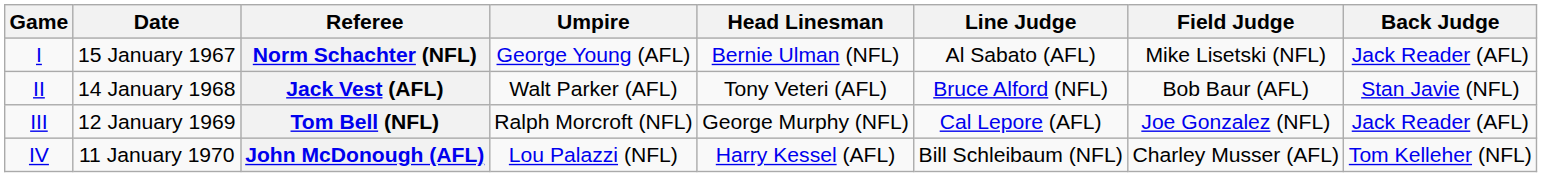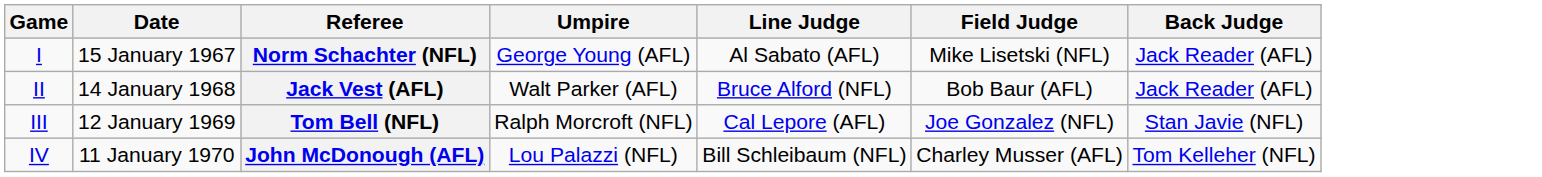- column: (806, 22)
(1440, 88) Stan Javie (NFL) -> (1224, 88) Jack Reader (AFL)
(1440, 122) Jack Reader (AFL) -> (1224, 122) Stan Javie (NFL)
